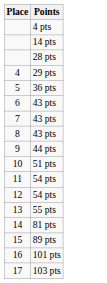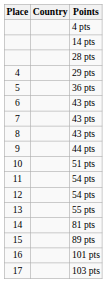+ column: (50, 12)
